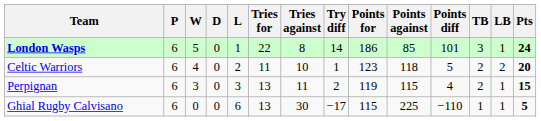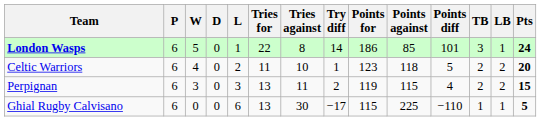(502, 86) 1 -> (502, 86) 2
